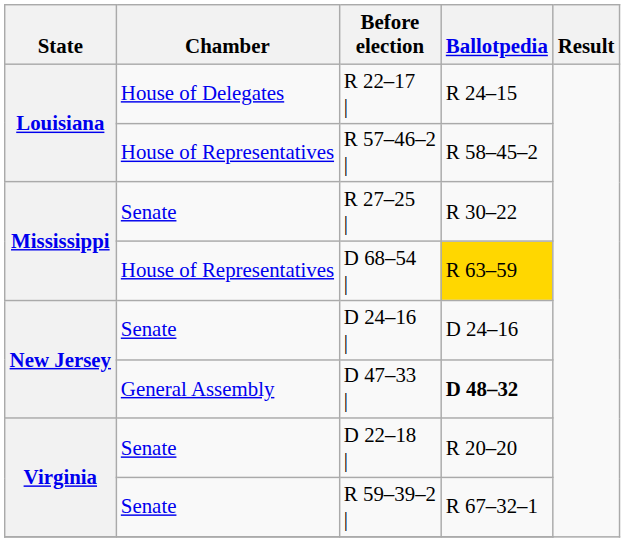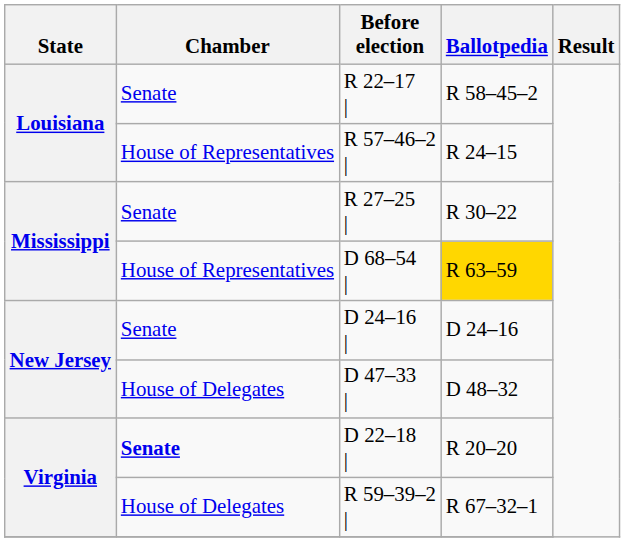(203, 93) House of Delegates -> (149, 93) Senate
(481, 93) R 24–15 -> (492, 93) R 58–45–2
(492, 152) R 58–45–2 -> (481, 152) R 24–15
(198, 388) General Assembly -> (203, 388) House of Delegates
(482, 388) bold -> (482, 388) normal
(149, 448) normal -> (150, 448) bold
(149, 507) Senate -> (203, 507) House of Delegates
